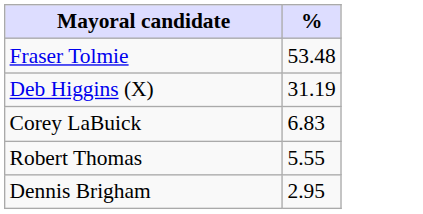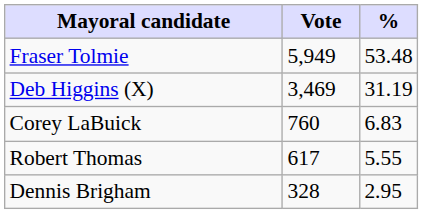+ column: (321, 21)
